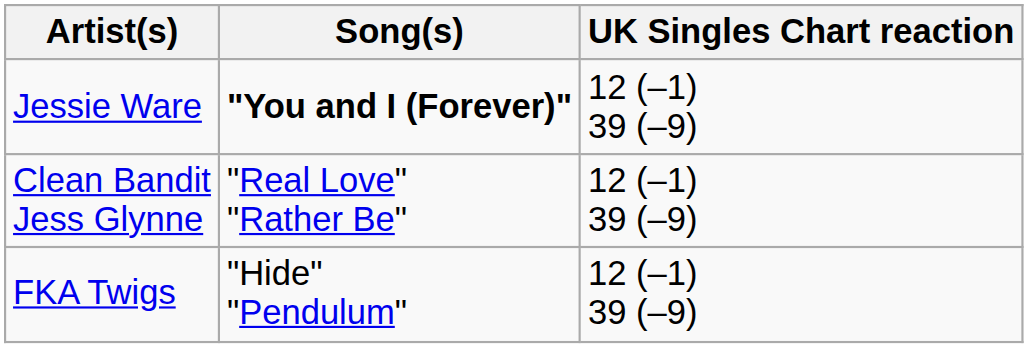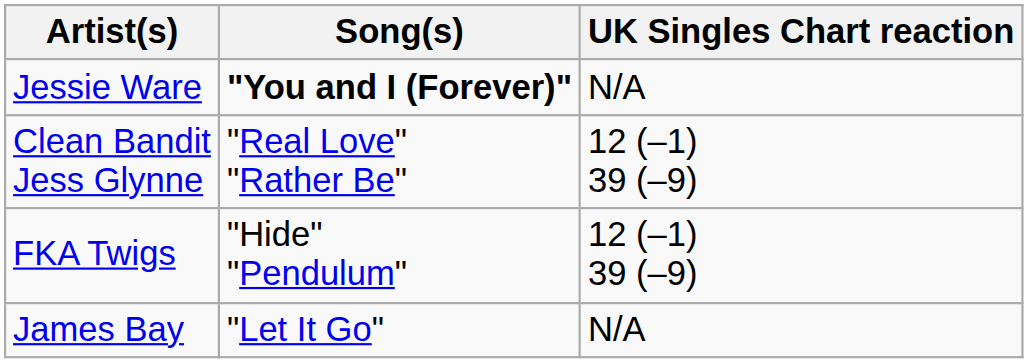(643, 106) 12 (–1) 39 (–9) -> (617, 86) N/A
+ row: (99, 328)
